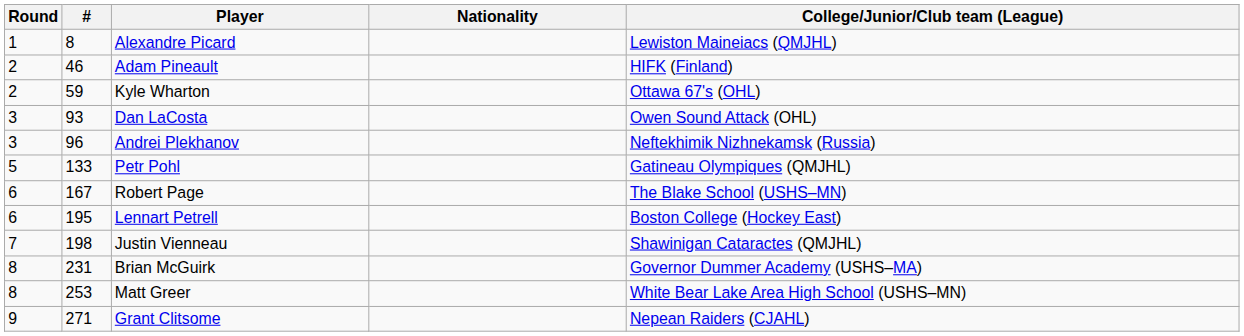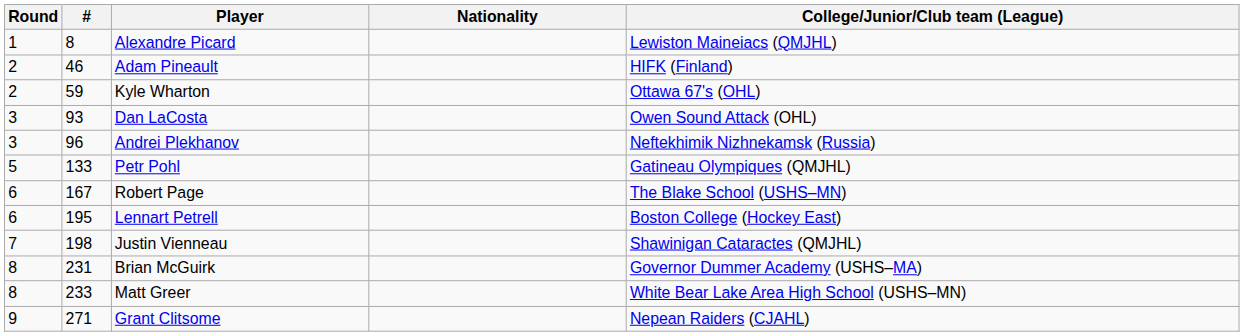(79, 293) 253 -> (79, 293) 233
